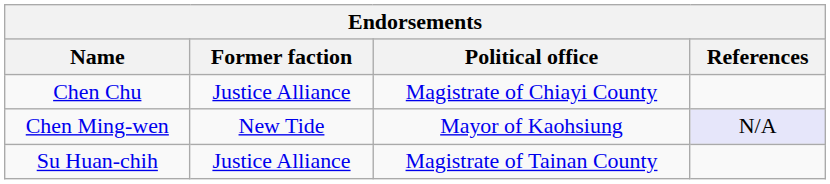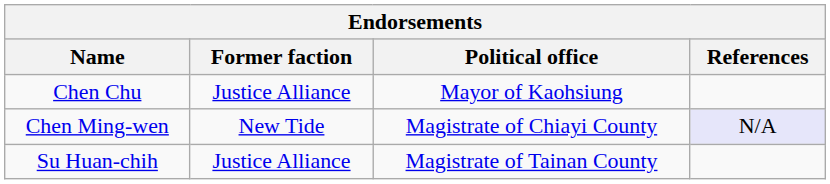(531, 91) Magistrate of Chiayi County -> (531, 91) Mayor of Kaohsiung
(531, 126) Mayor of Kaohsiung -> (531, 126) Magistrate of Chiayi County
